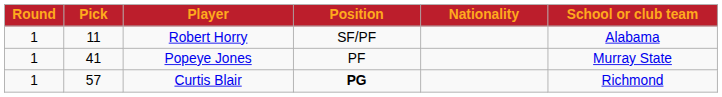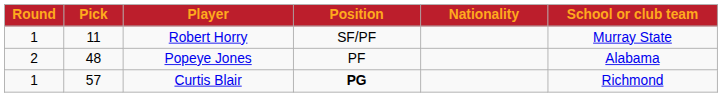(632, 37) Alabama -> (632, 37) Murray State
(34, 59) 1 -> (34, 59) 2
(94, 59) 41 -> (94, 59) 48
(632, 59) Murray State -> (632, 59) Alabama
